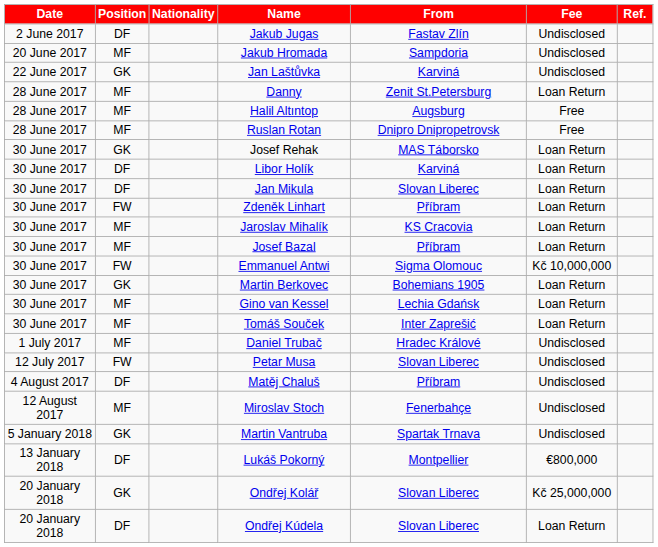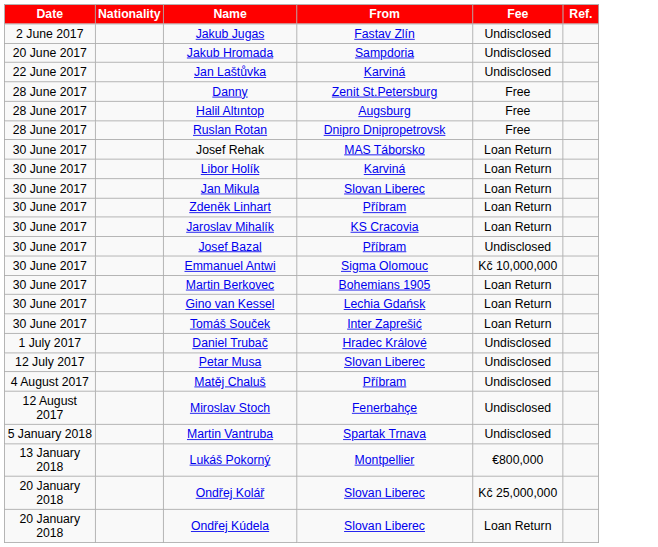- column: (122, 14)
(572, 92) Loan Return -> (518, 92) Free
(572, 247) Loan Return -> (518, 247) Undisclosed
